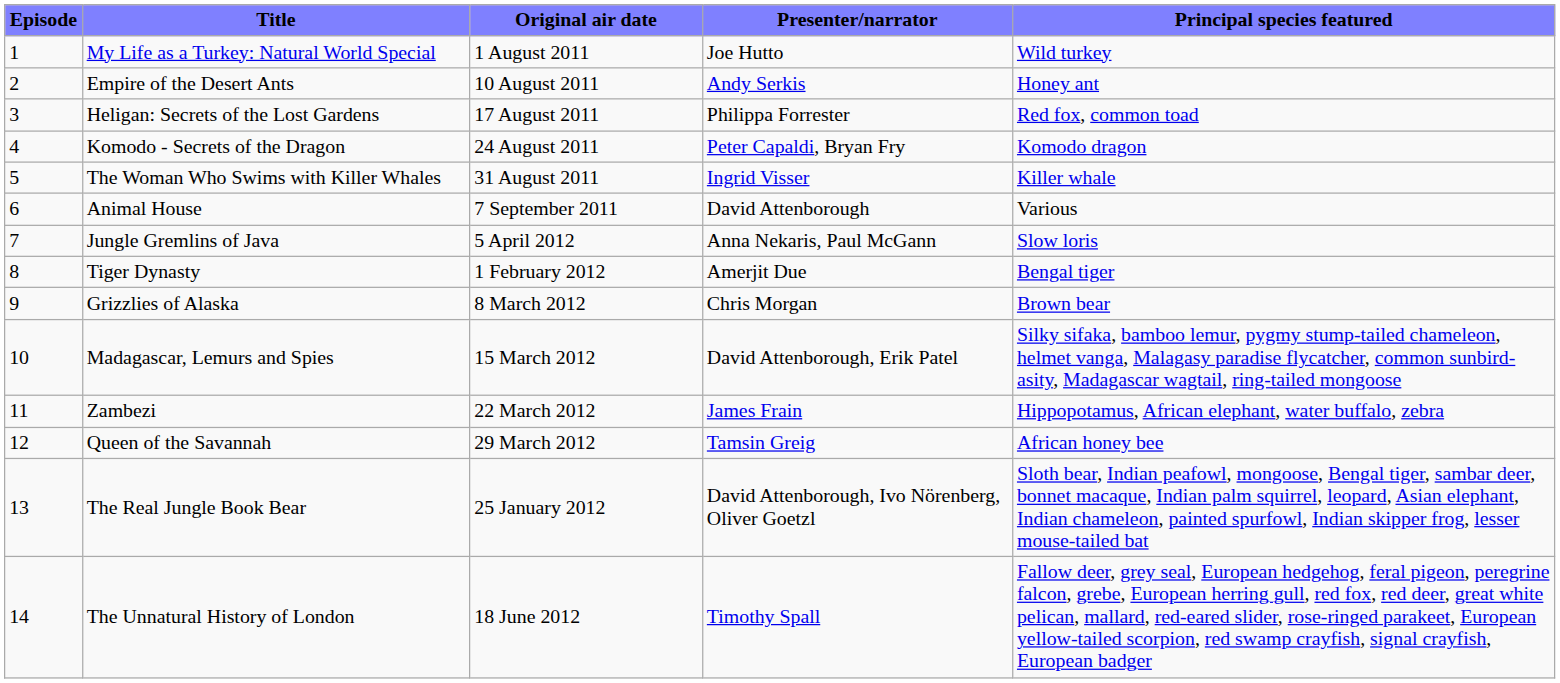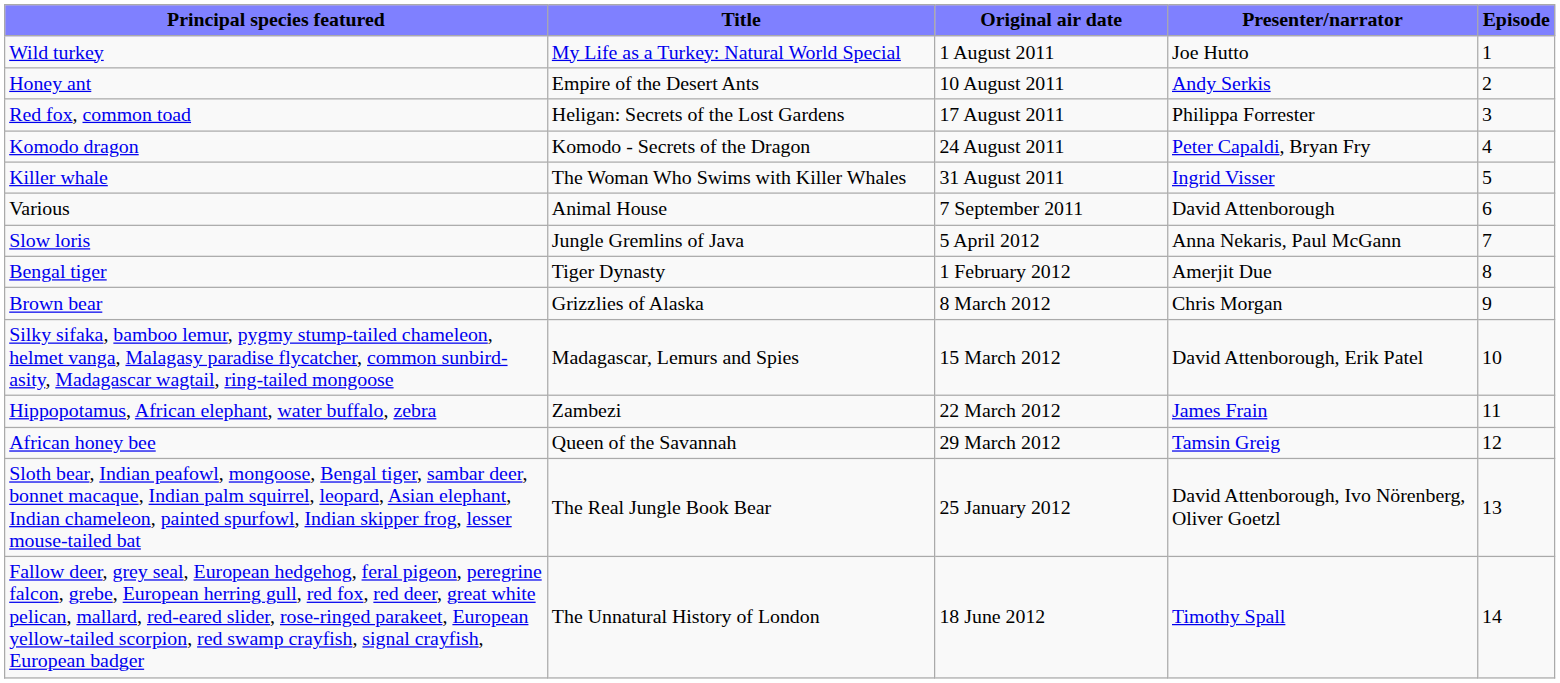columns swapped: (43, 20) <-> (1284, 20)
